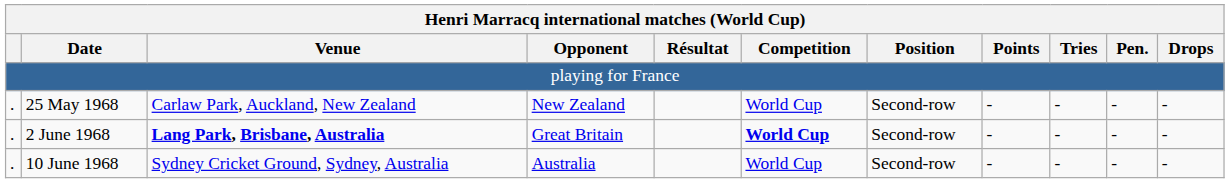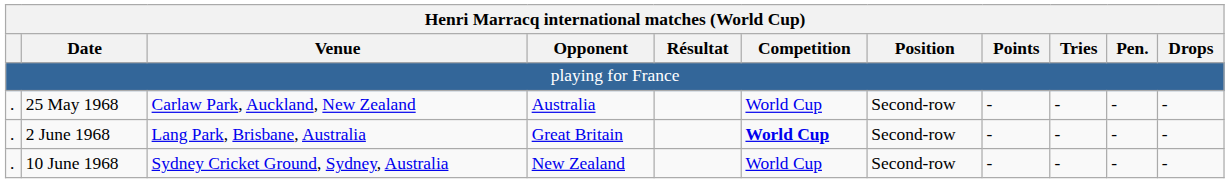(578, 105) New Zealand -> (564, 105) Australia
(268, 134) bold -> (259, 134) normal
(564, 162) Australia -> (578, 162) New Zealand
